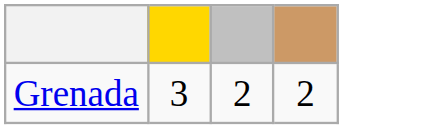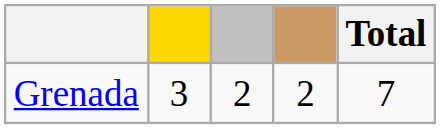+ column: (386, 33)
